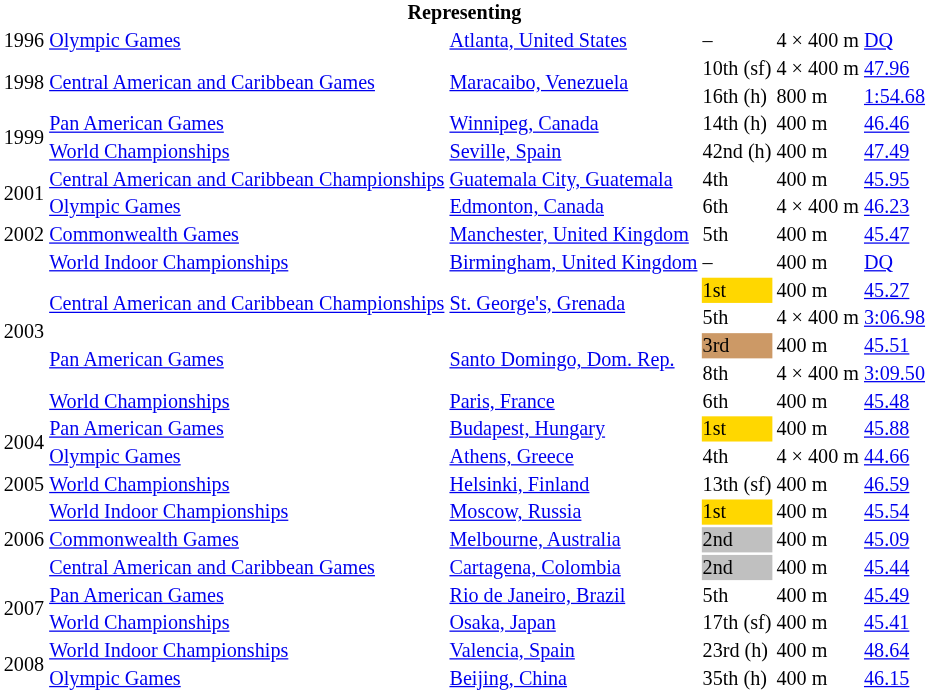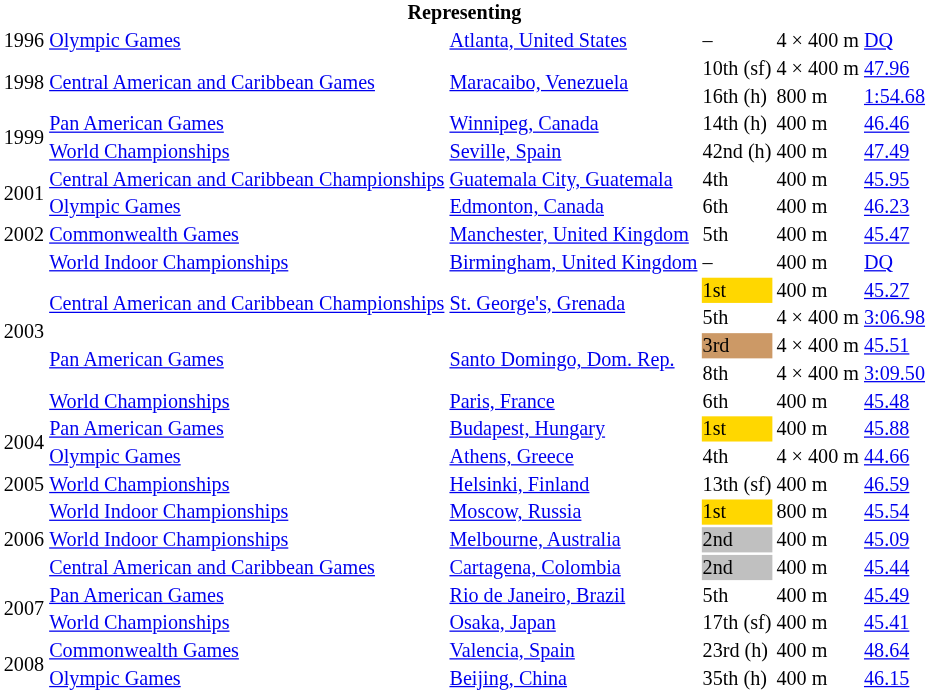(818, 207) 4 × 400 m -> (802, 207) 400 m
(802, 345) 400 m -> (818, 345) 4 × 400 m
(802, 511) 400 m -> (802, 511) 800 m
(144, 539) Commonwealth Games -> (169, 539) World Indoor Championships
(169, 650) World Indoor Championships -> (144, 650) Commonwealth Games
